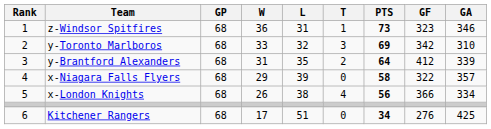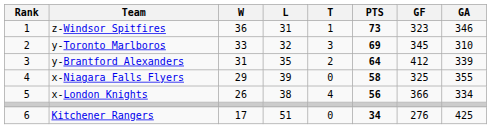- column: (221, 13)
(425, 45) 342 -> (419, 45) 345
(425, 78) 322 -> (419, 78) 325
(466, 78) 357 -> (464, 78) 355
